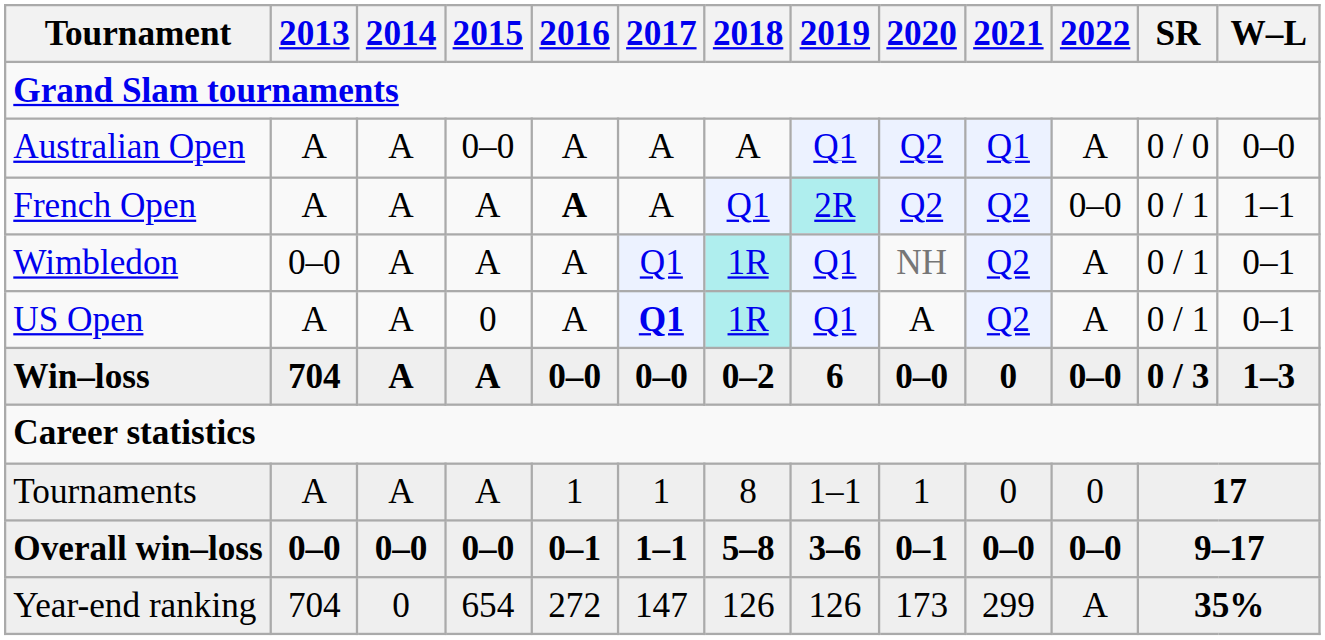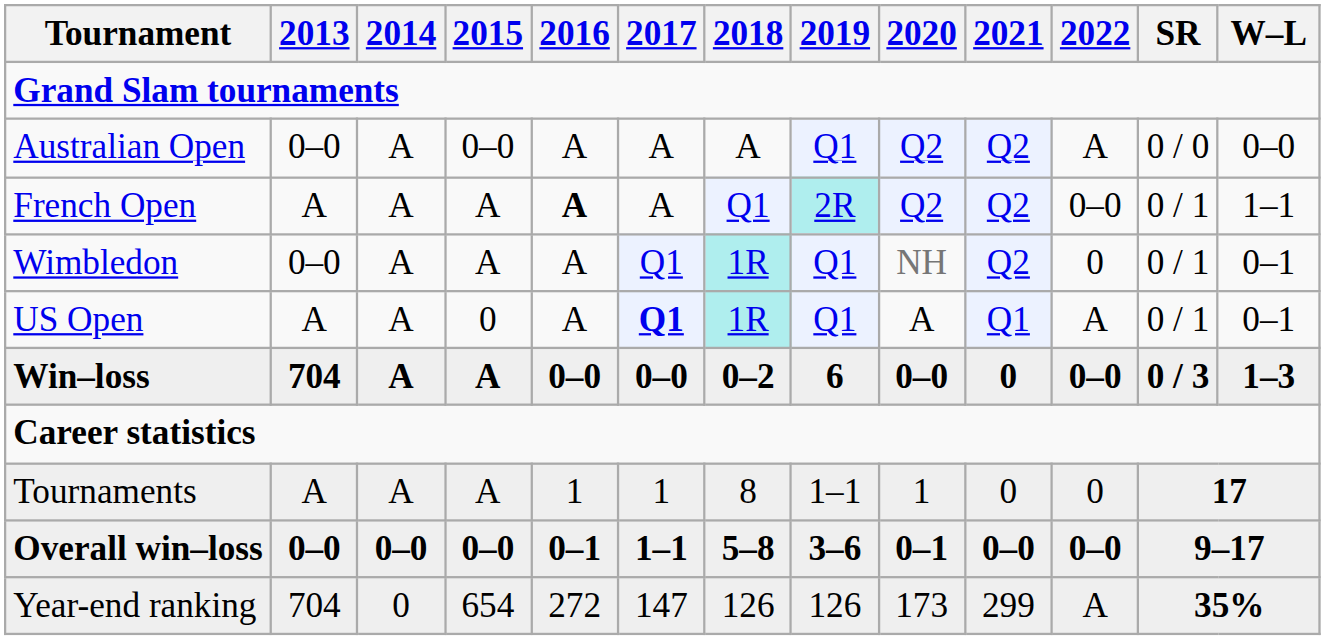(314, 146) A -> (314, 146) 0–0
(1008, 146) Q1 -> (1008, 146) Q2
(1095, 261) A -> (1095, 261) 0
(1008, 318) Q2 -> (1008, 318) Q1
